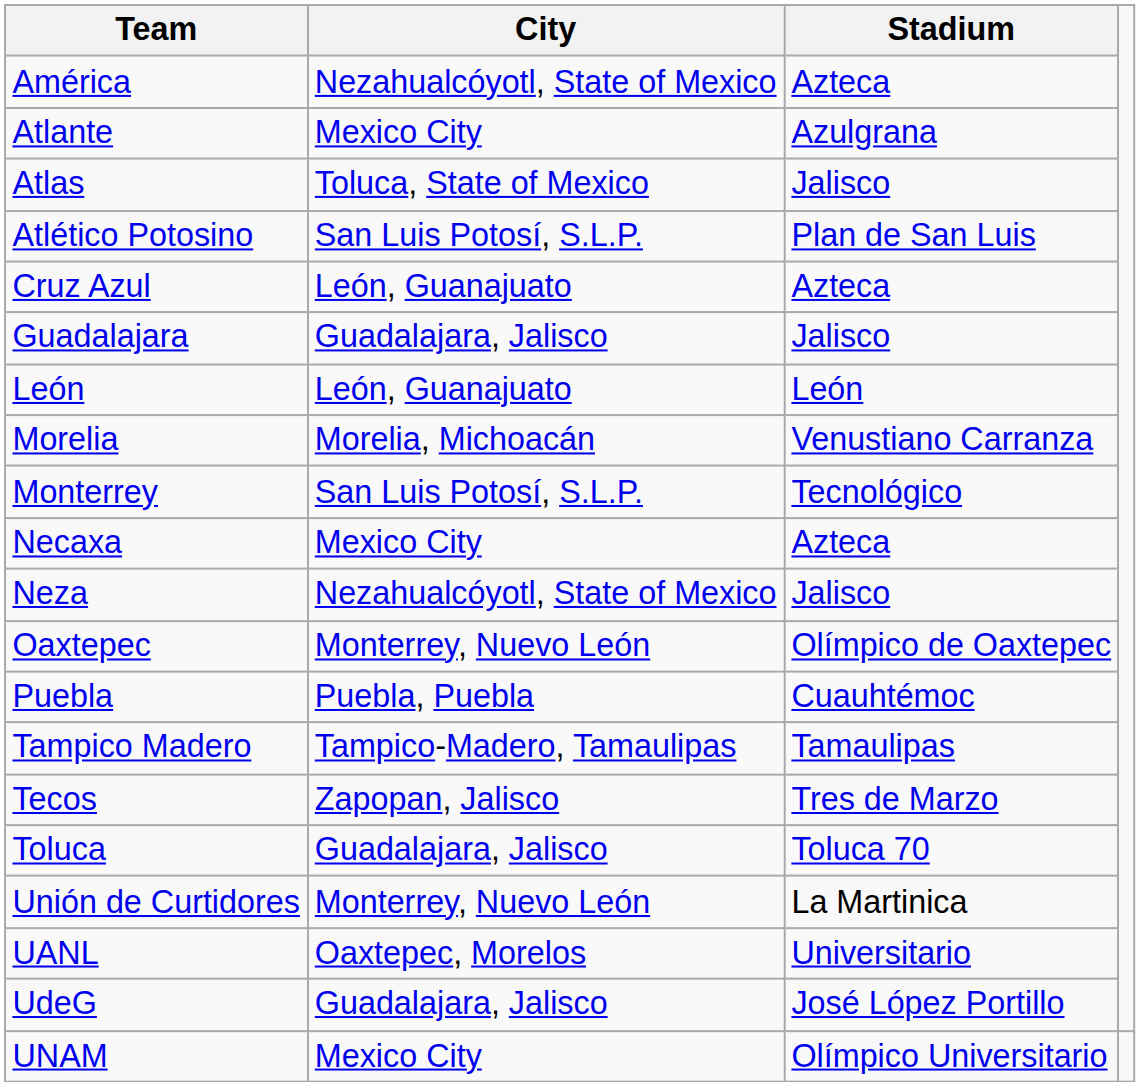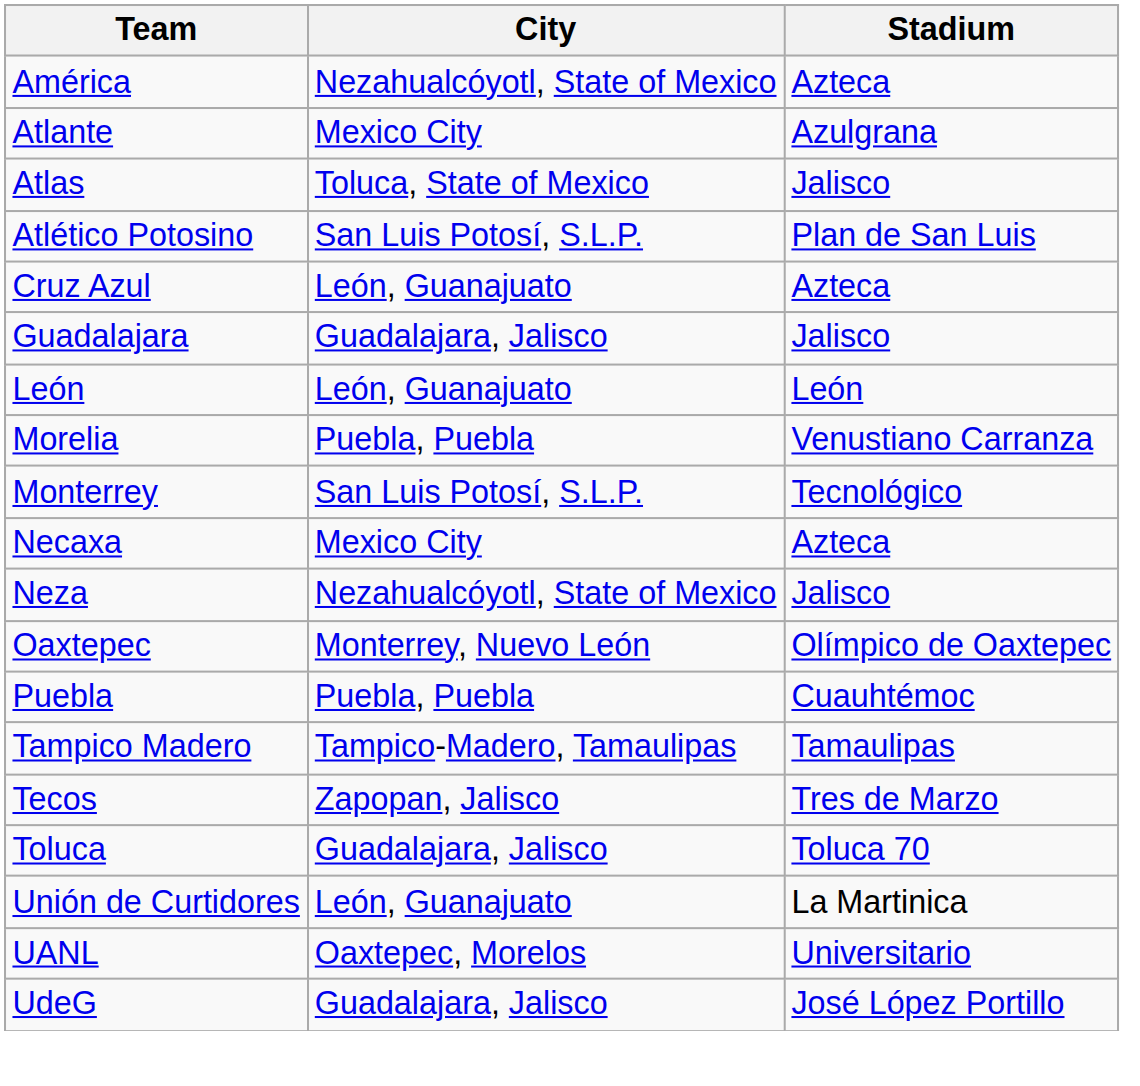(455, 440) Morelia, Michoacán -> (424, 440) Puebla, Puebla
(482, 901) Monterrey, Nuevo León -> (443, 901) León, Guanajuato
- row: (60, 1055)
